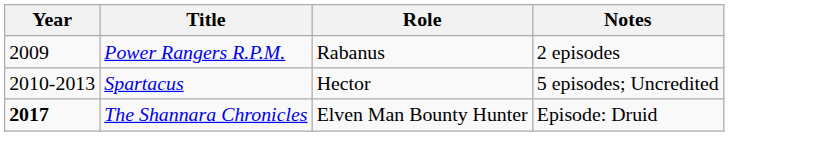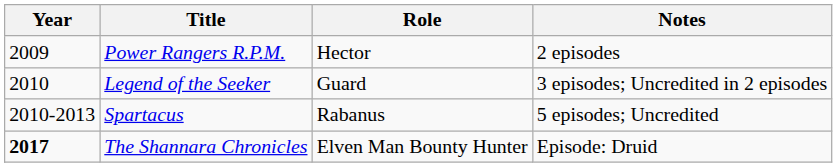(351, 51) Rabanus -> (344, 51) Hector
+ row: (187, 83)
(344, 83) Hector -> (351, 114) Rabanus
